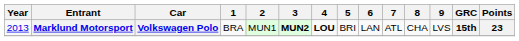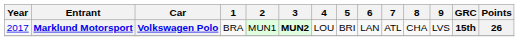(18, 27) 2013 -> (18, 27) 2017
(324, 27) bold -> (324, 27) normal
(497, 27) 23 -> (497, 27) 26
